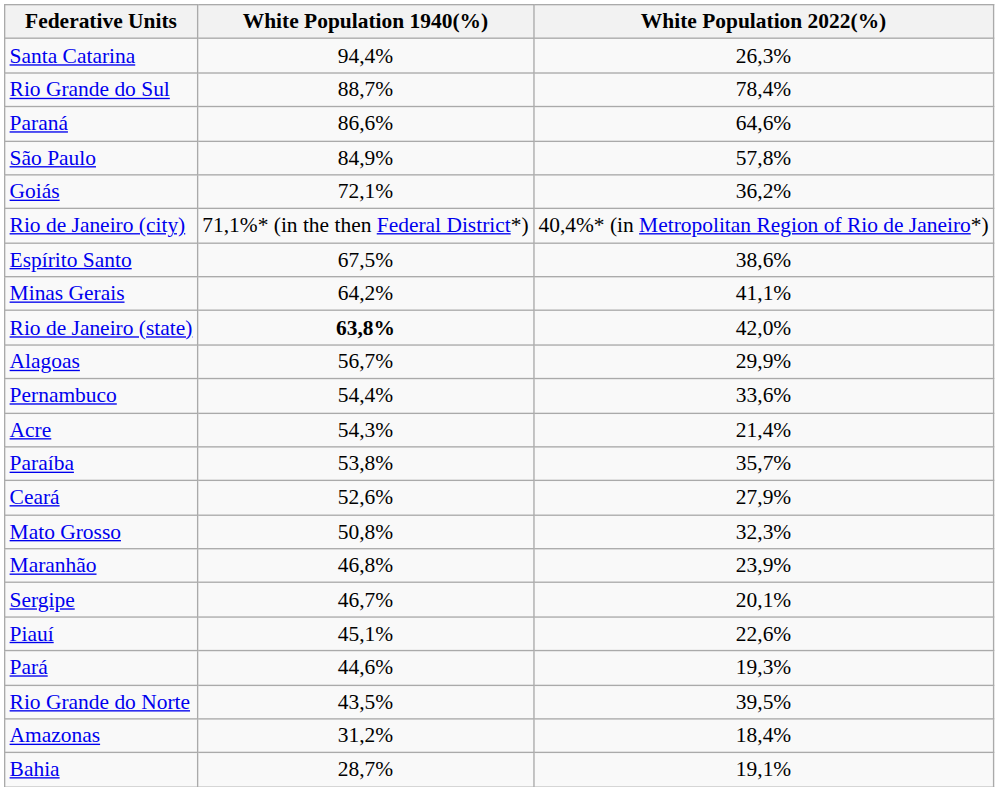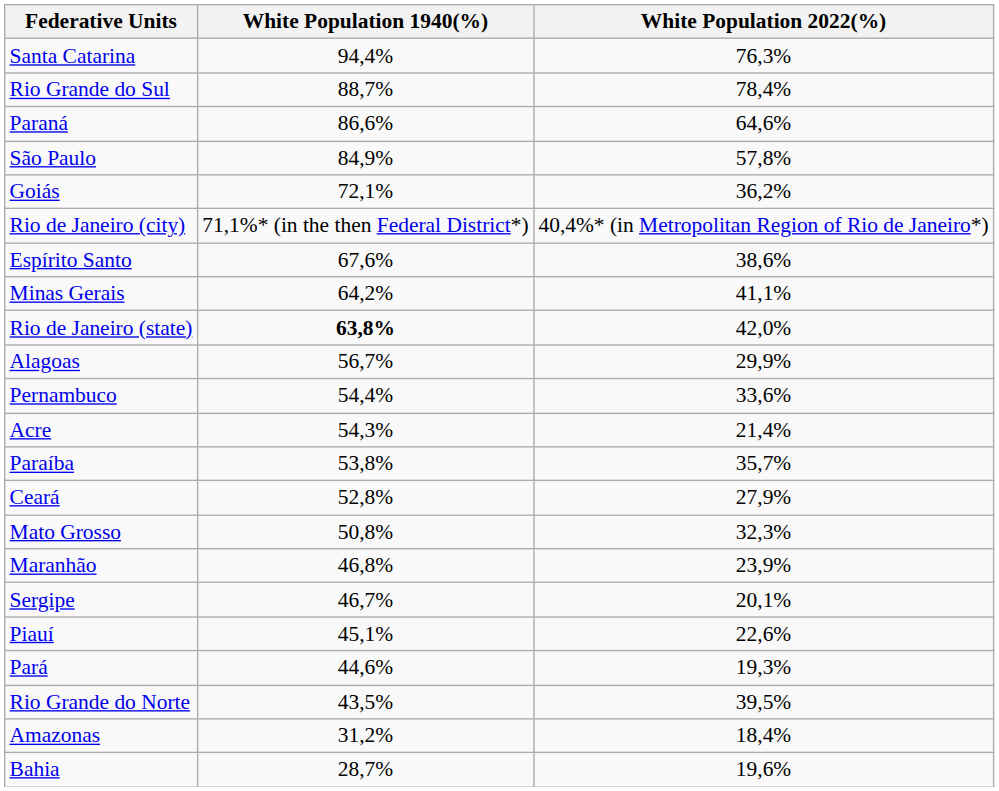(764, 55) 26,3% -> (764, 55) 76,3%
(365, 259) 67,5% -> (365, 259) 67,6%
(365, 497) 52,6% -> (365, 497) 52,8%
(764, 769) 19,1% -> (764, 769) 19,6%
